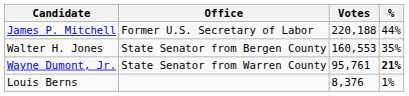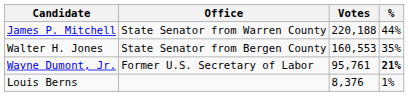(217, 30) Former U.S. Secretary of Labor -> (224, 30) State Senator from Warren County
(224, 65) State Senator from Warren County -> (217, 65) Former U.S. Secretary of Labor
